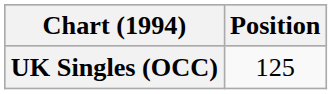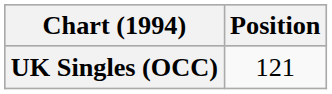(275, 66) 125 -> (275, 66) 121
